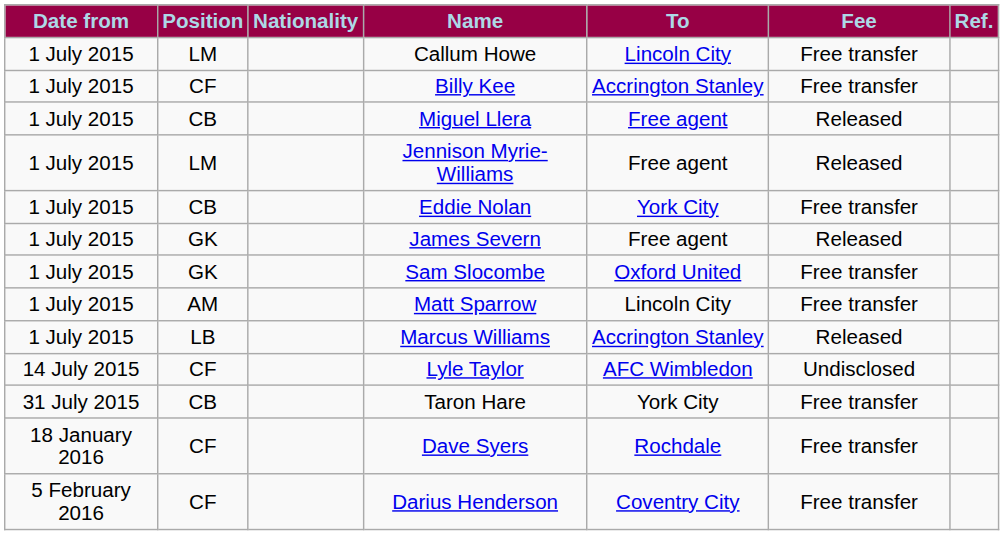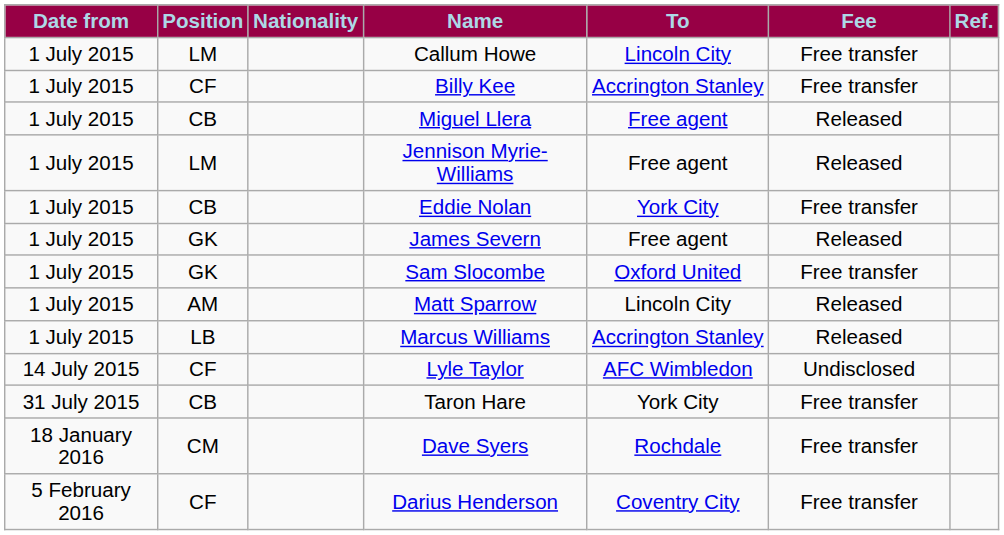(859, 305) Free transfer -> (859, 305) Released
(203, 446) CF -> (203, 446) CM
